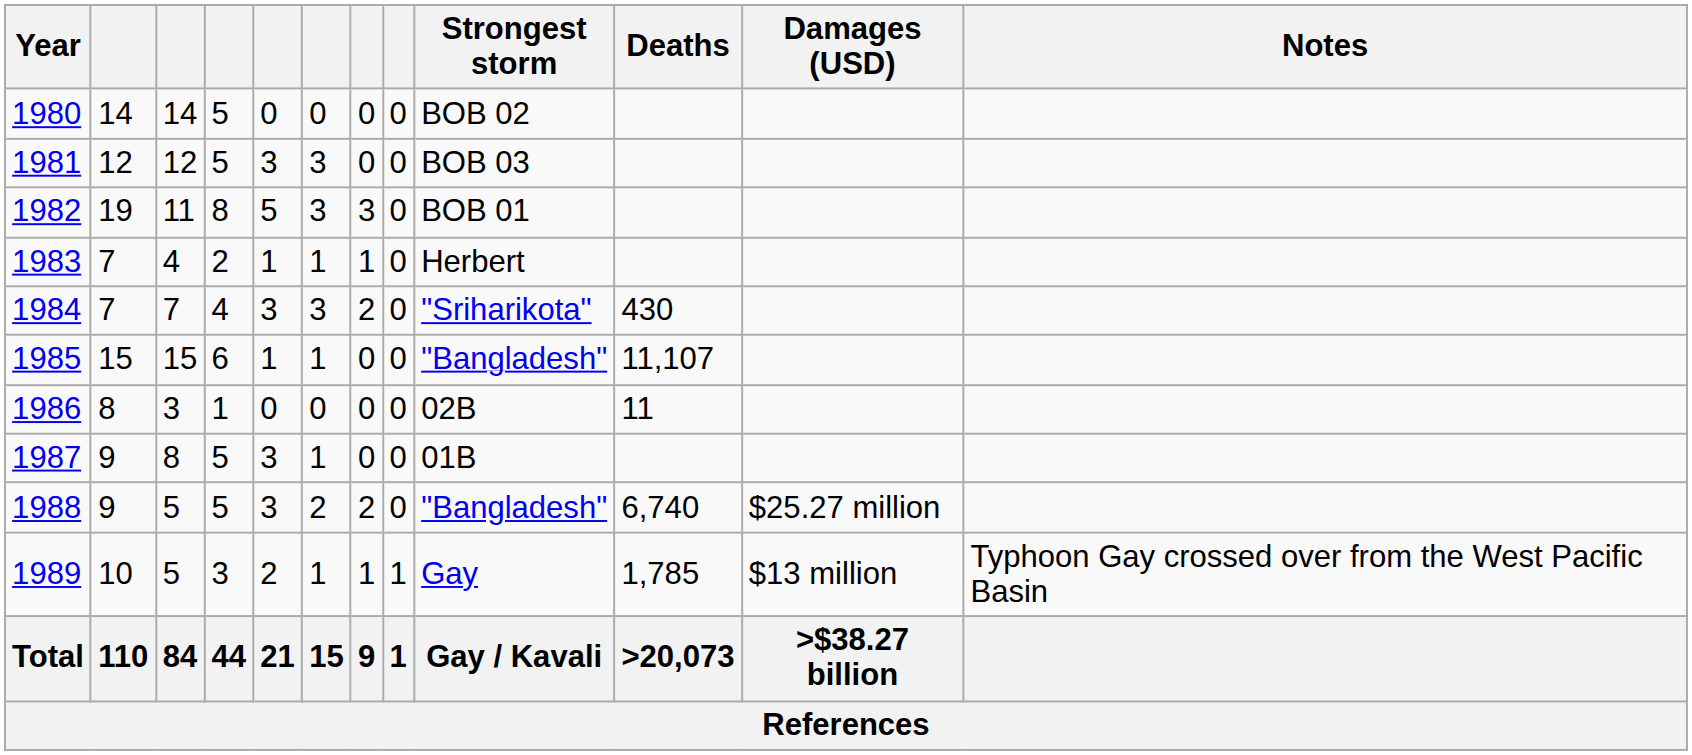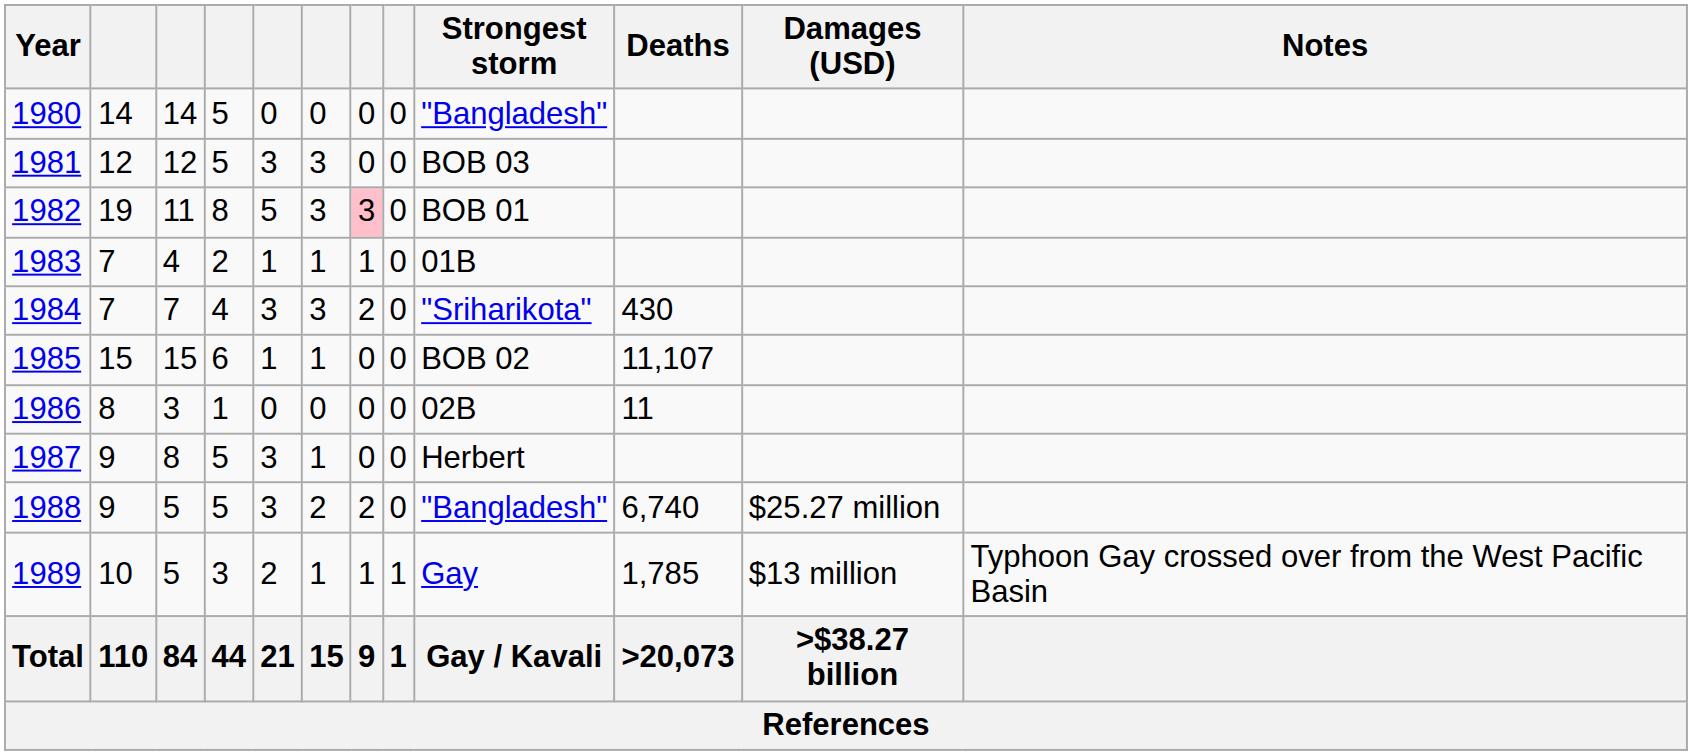(476, 113) BOB 02 -> (514, 113) "Bangladesh"
(367, 211) no background -> (367, 211) pink background
(473, 260) Herbert -> (449, 260) 01B
(514, 359) "Bangladesh" -> (476, 359) BOB 02
(449, 457) 01B -> (473, 457) Herbert
